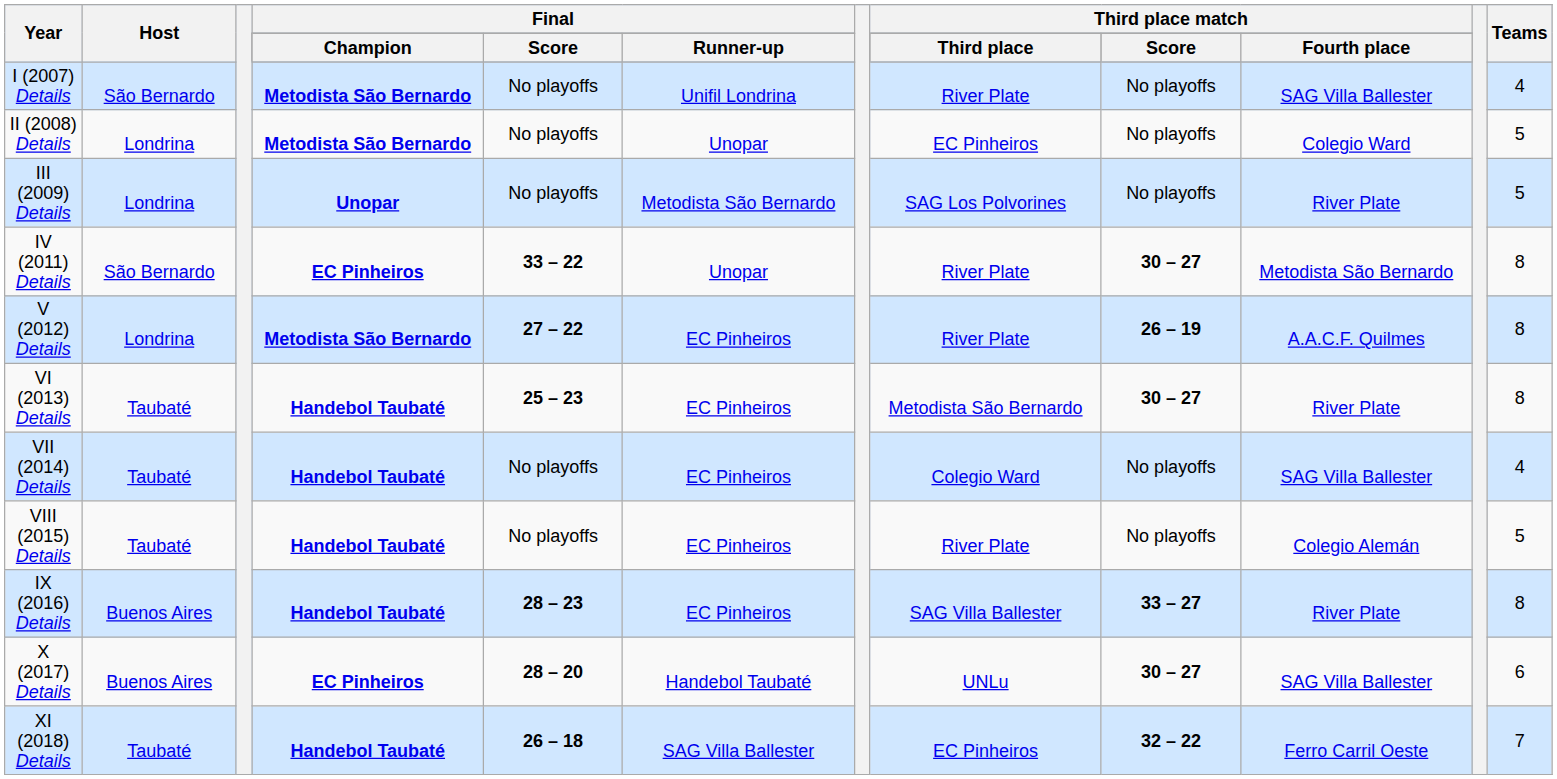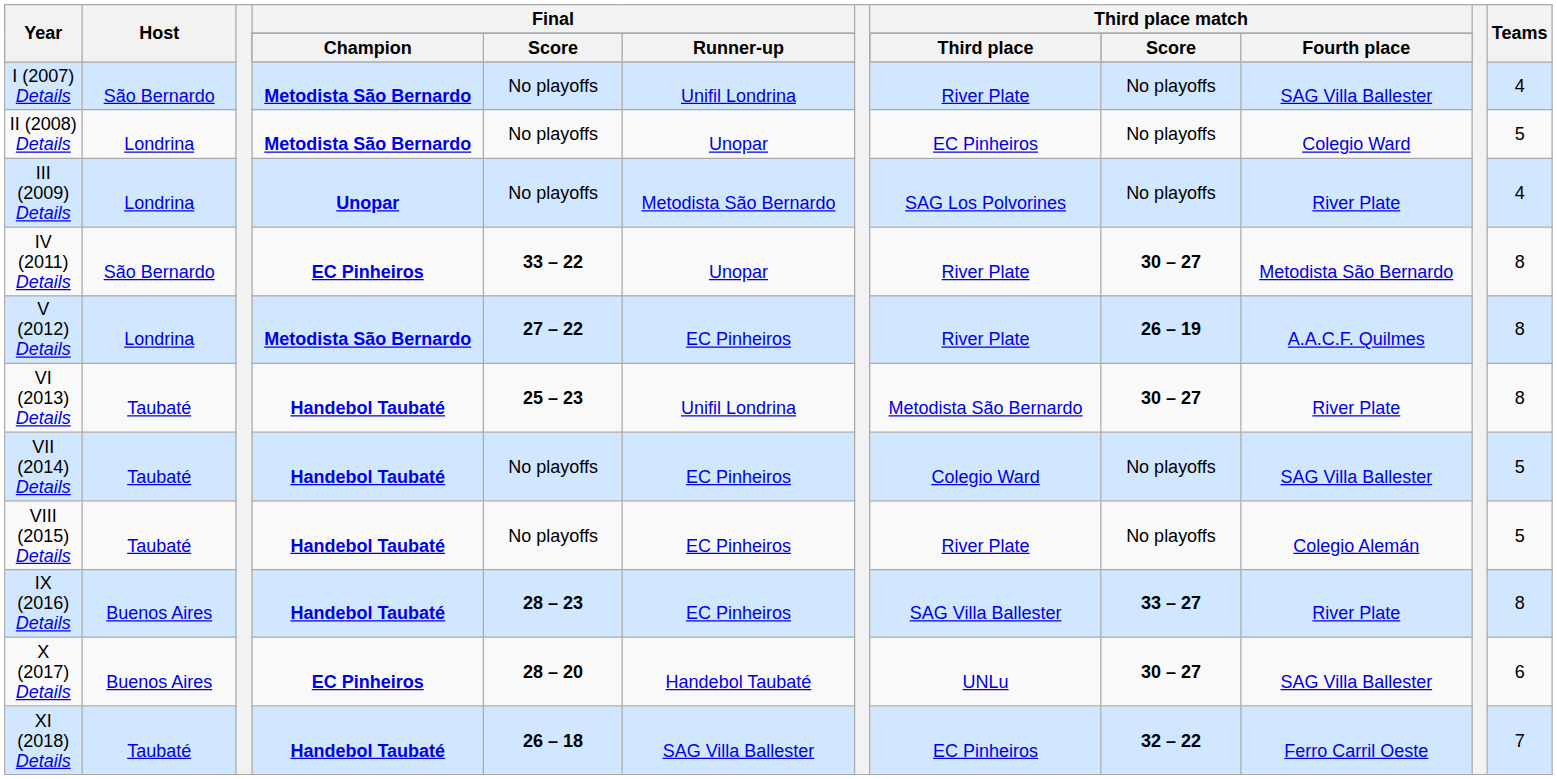(1520, 193) 5 -> (1520, 193) 4
(738, 408) EC Pinheiros -> (738, 408) Unifil Londrina
(1520, 467) 4 -> (1520, 467) 5
